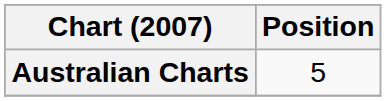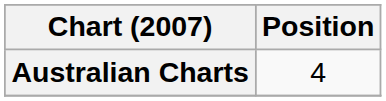(318, 72) 5 -> (318, 72) 4
